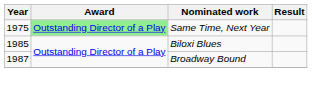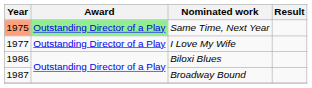(18, 28) no background -> (18, 28) lightsalmon background
+ row: (203, 43)
(18, 43) 1985 -> (18, 59) 1986
